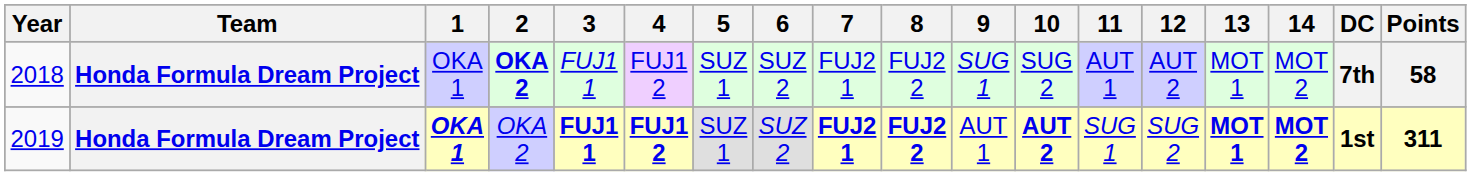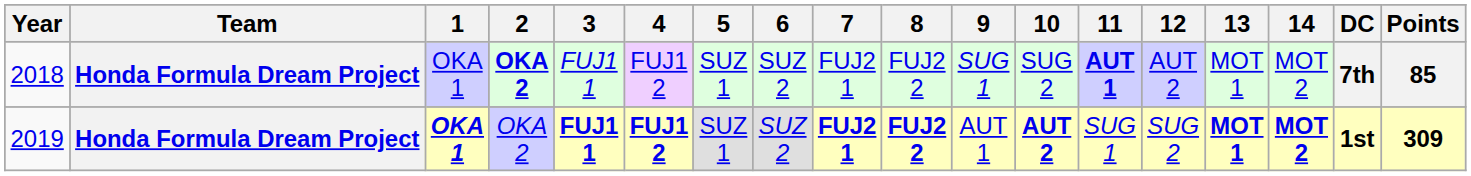(1110, 74) normal -> (1110, 74) bold
(1423, 74) 58 -> (1423, 74) 85
(1423, 138) 311 -> (1423, 138) 309
